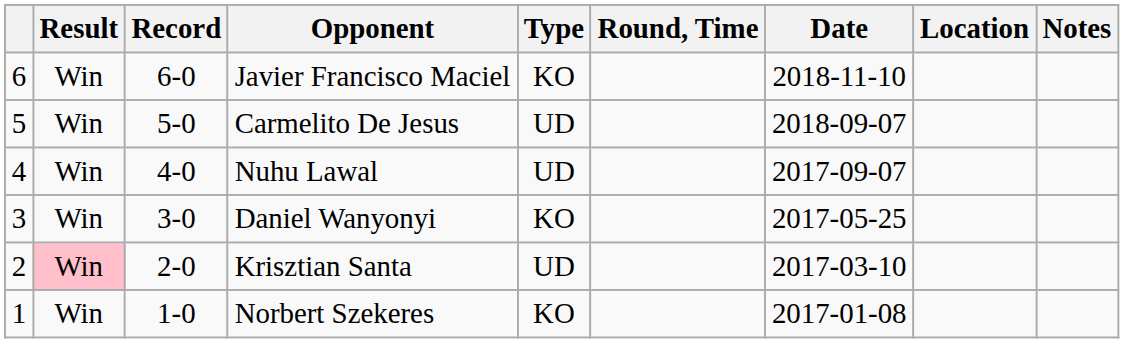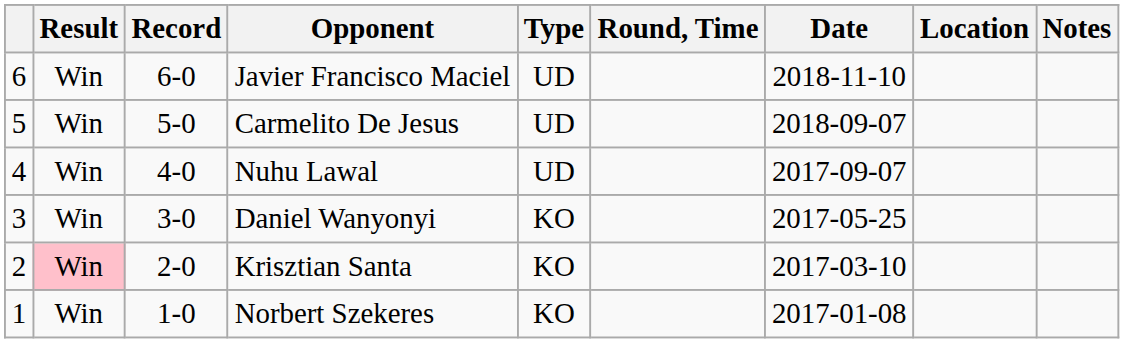(554, 76) KO -> (554, 76) UD
(554, 266) UD -> (554, 266) KO
